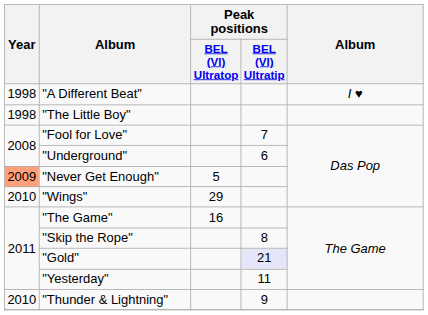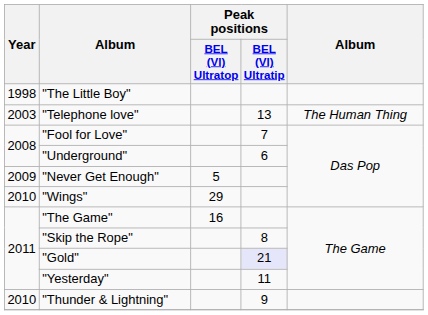- row: (92, 94)
+ row: (90, 114)
(22, 176) lightsalmon background -> (22, 176) no background
